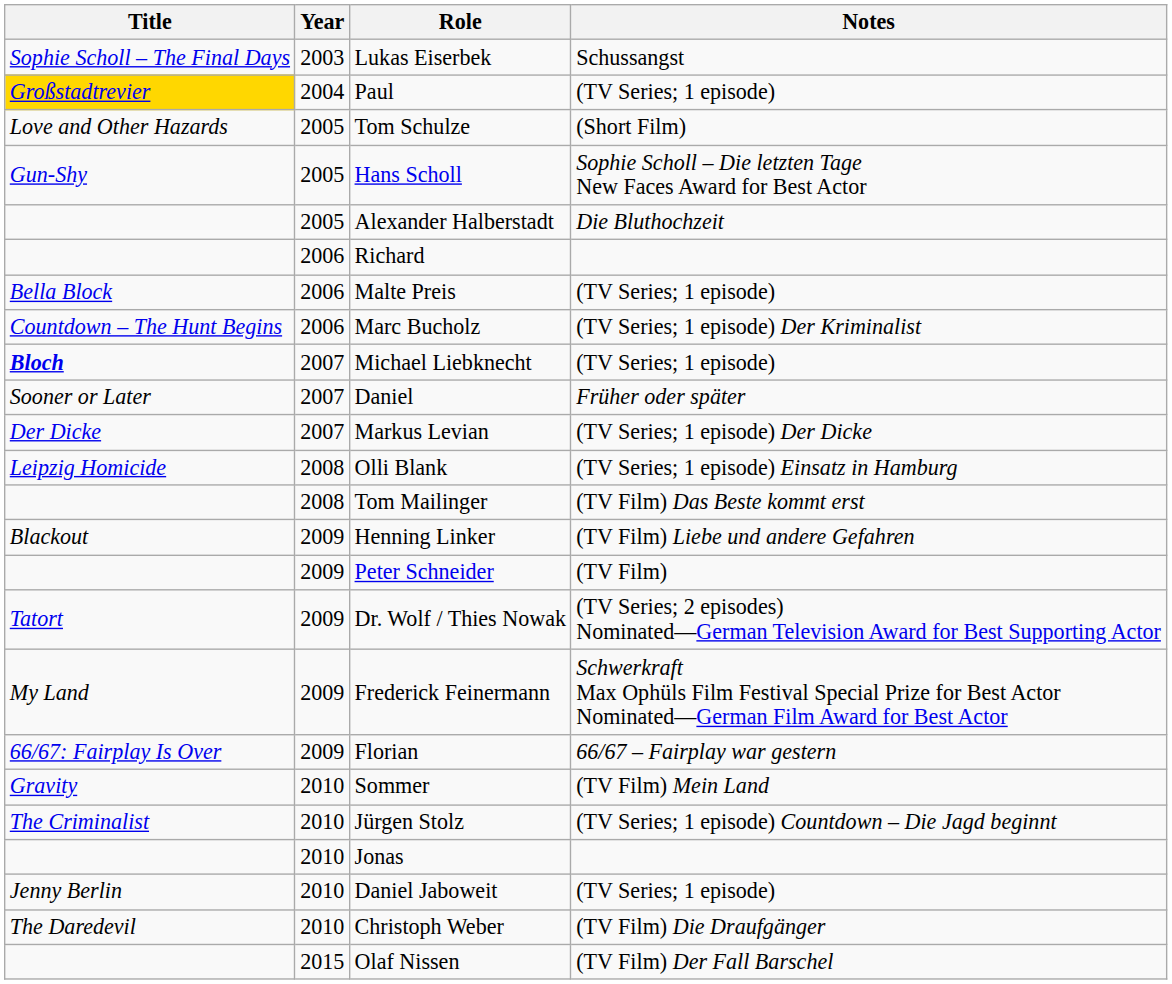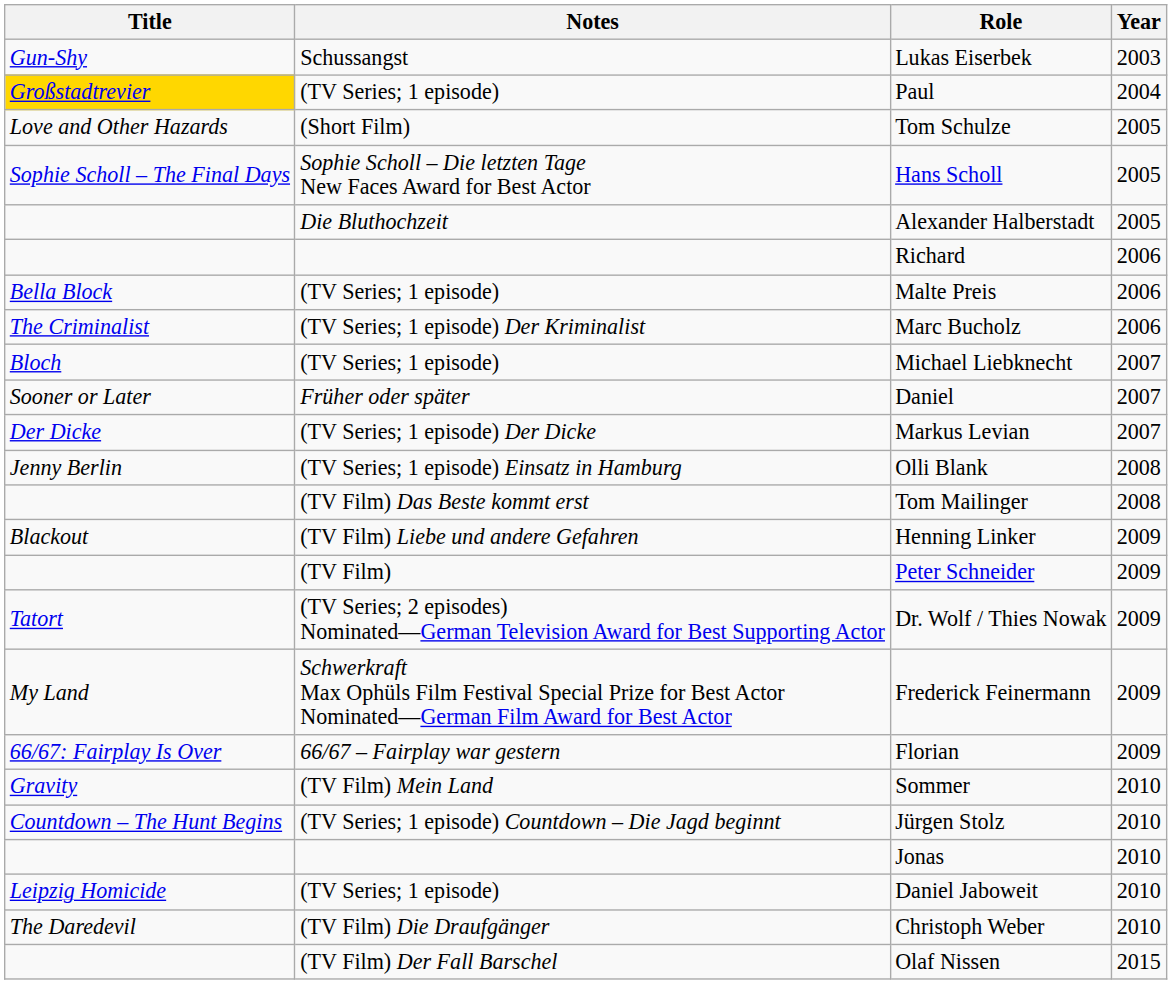columns swapped: (322, 22) <-> (869, 22)
(150, 57) Sophie Scholl – The Final Days -> (48, 57) Gun-Shy
(48, 174) Gun-Shy -> (150, 174) Sophie Scholl – The Final Days
(146, 326) Countdown – The Hunt Begins -> (79, 326) The Criminalist
(37, 362) bold -> (36, 362) normal
(88, 467) Leipzig Homicide -> (66, 467) Jenny Berlin
(79, 821) The Criminalist -> (146, 821) Countdown – The Hunt Begins
(66, 891) Jenny Berlin -> (88, 891) Leipzig Homicide
